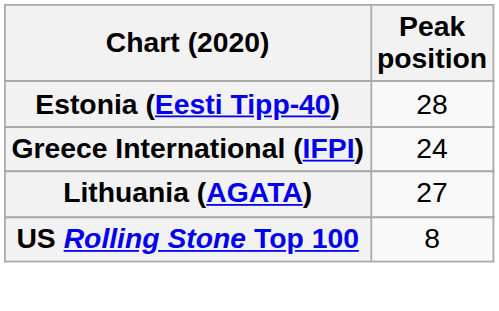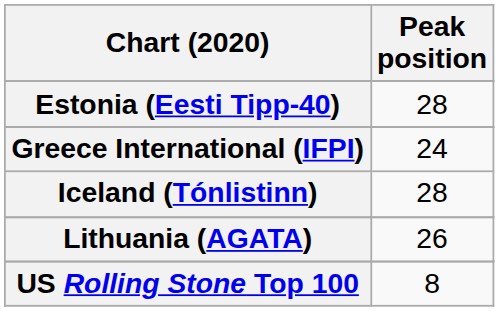+ row: (188, 193)
(432, 193) 27 -> (432, 238) 26
